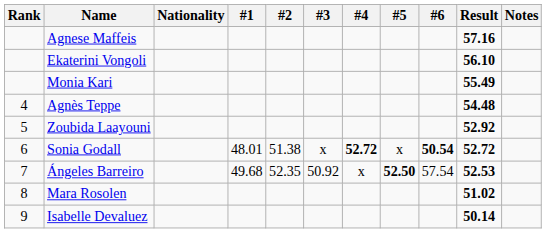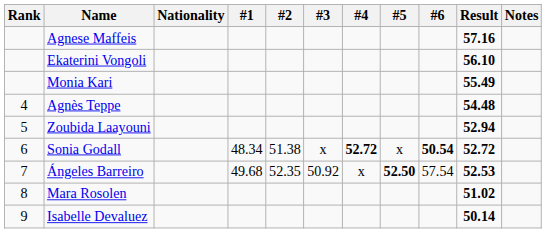(479, 127) 52.92 -> (479, 127) 52.94
(247, 149) 48.01 -> (247, 149) 48.34
